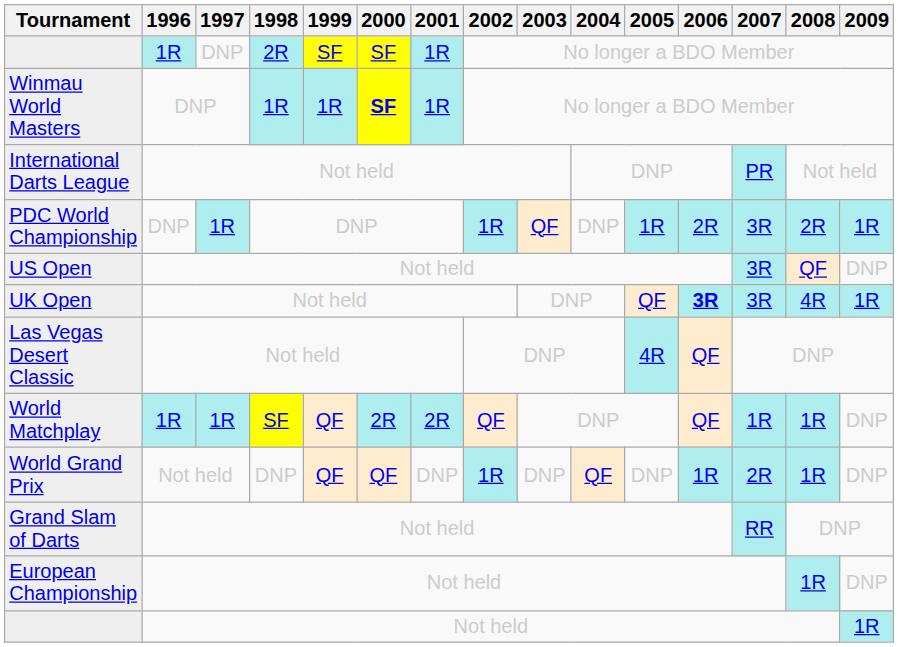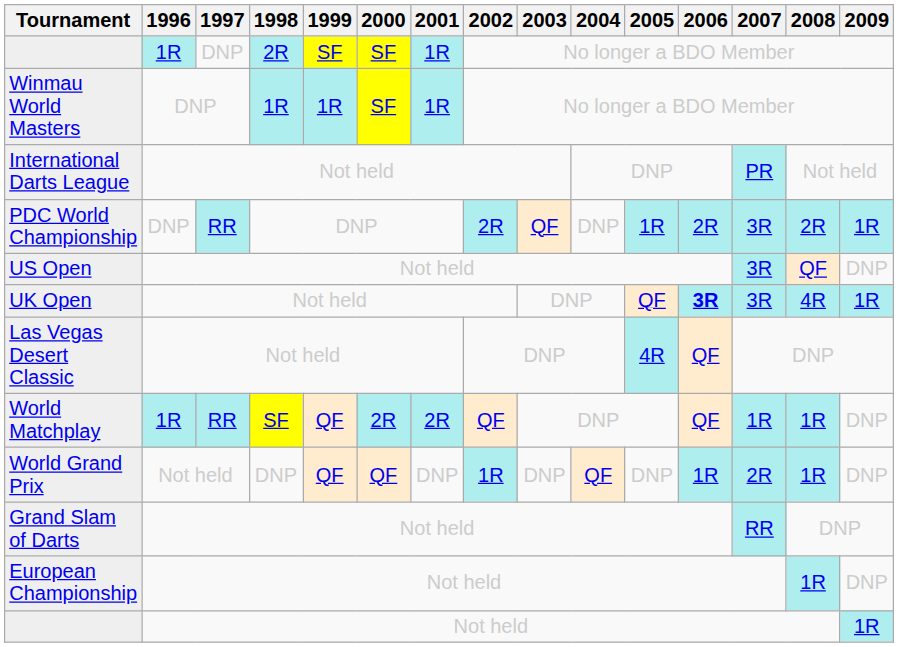(383, 106) bold -> (383, 106) normal
(222, 225) 1R -> (222, 225) RR
(491, 225) 1R -> (491, 225) 2R
(222, 420) 1R -> (222, 420) RR
